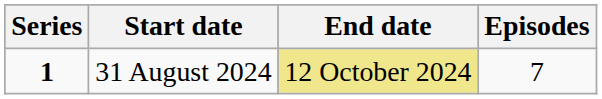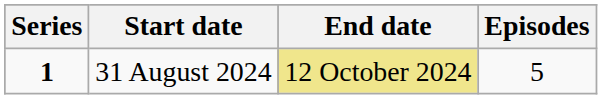(537, 70) 7 -> (537, 70) 5
